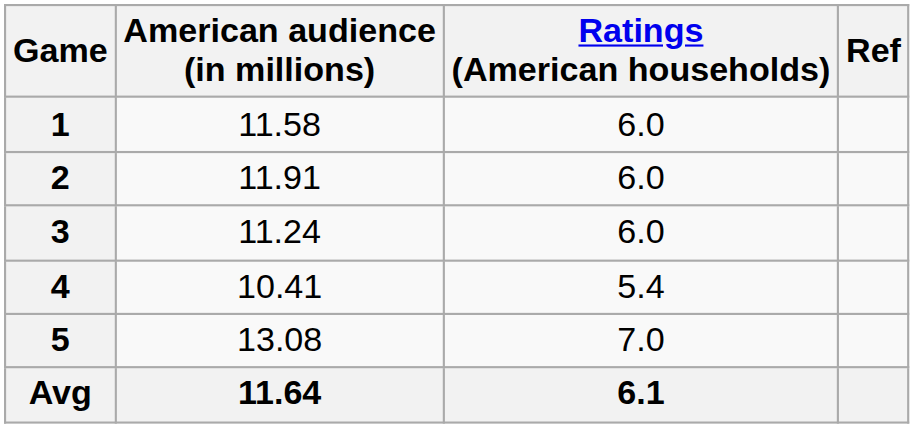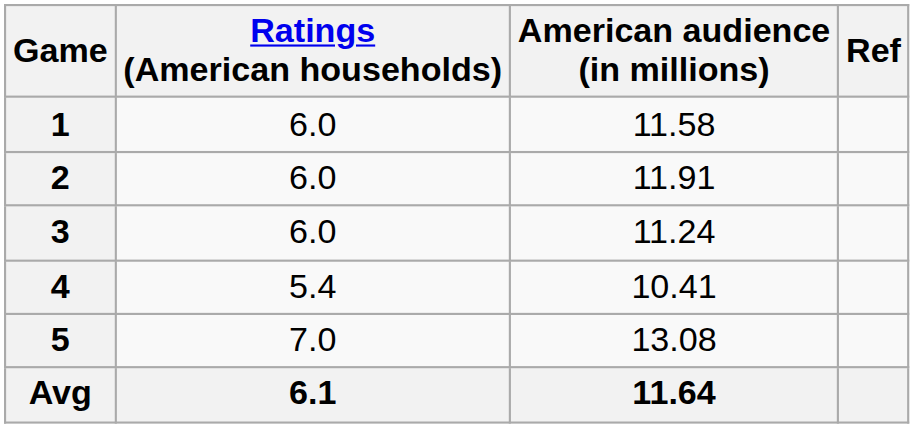columns swapped: (641, 50) <-> (280, 50)
